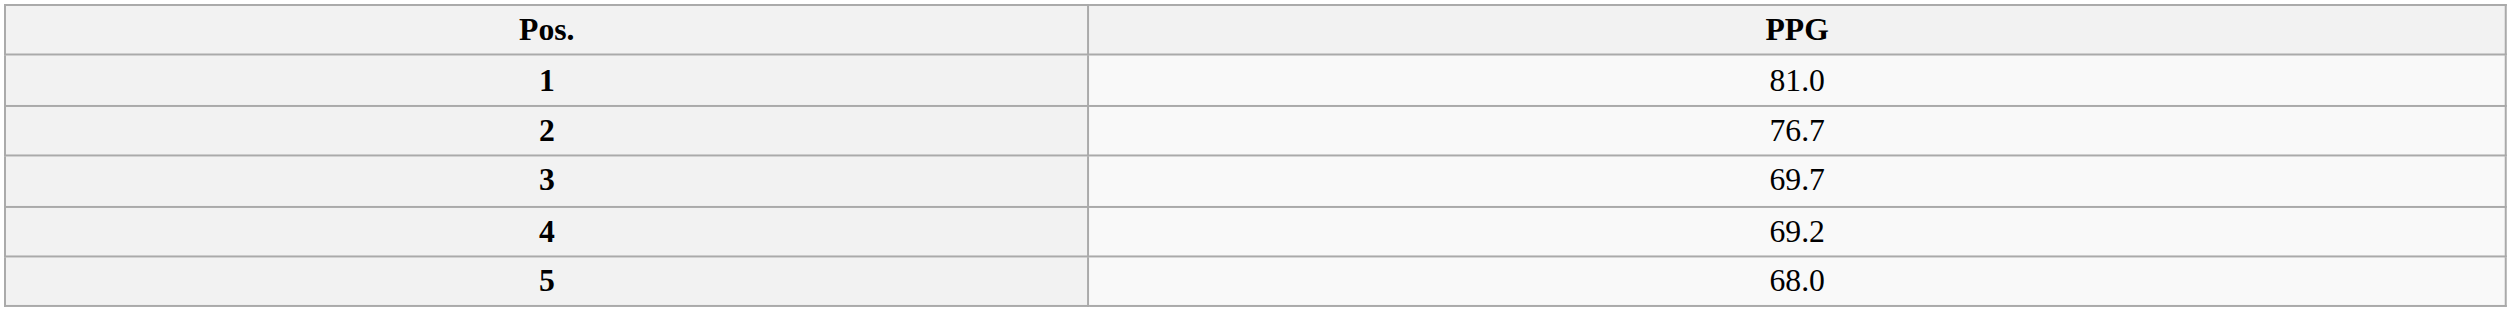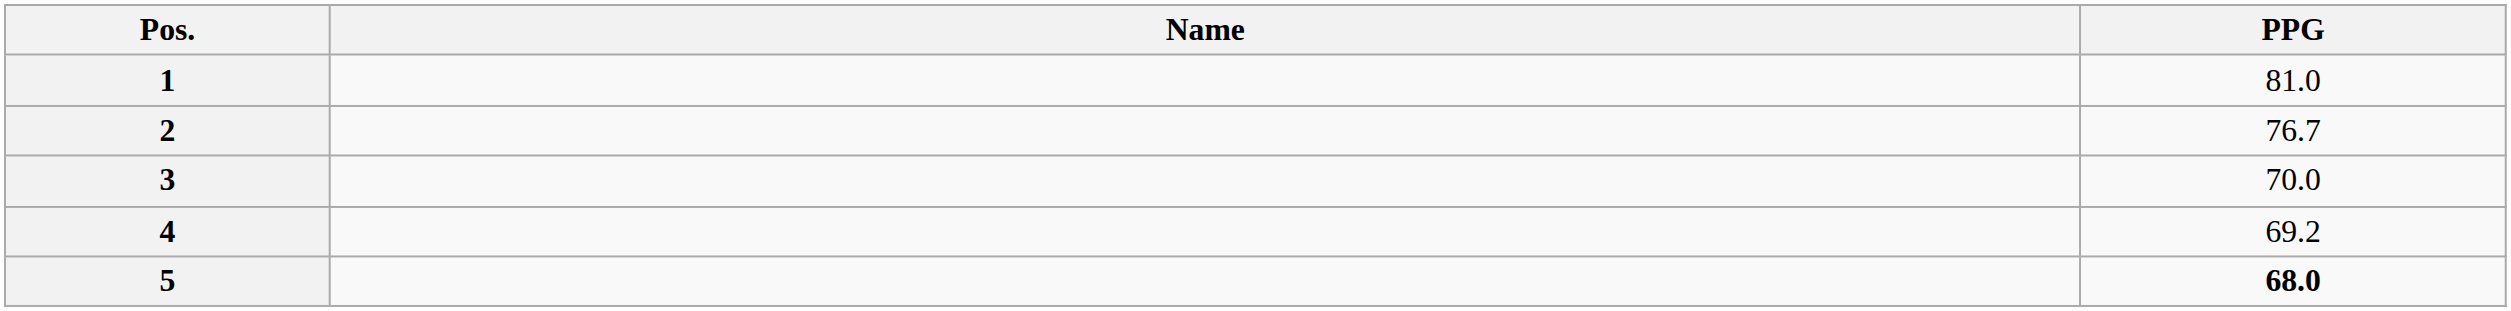+ column: (1205, 29)
(1797, 180) 69.7 -> (2293, 180) 70.0
(1797, 280) normal -> (2293, 280) bold
